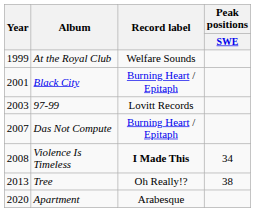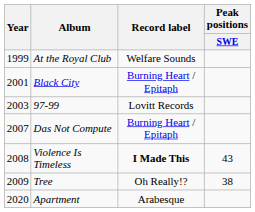(227, 158) 34 -> (227, 158) 43
(18, 181) 2013 -> (18, 181) 2009
